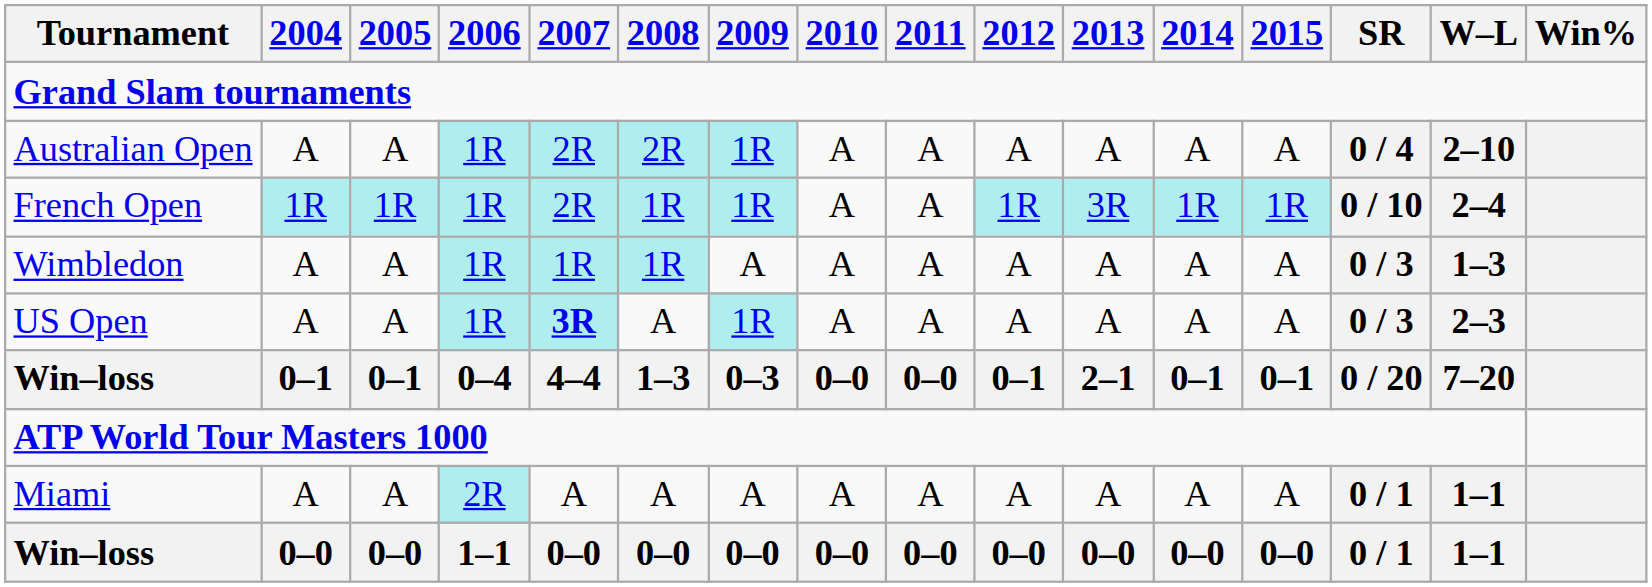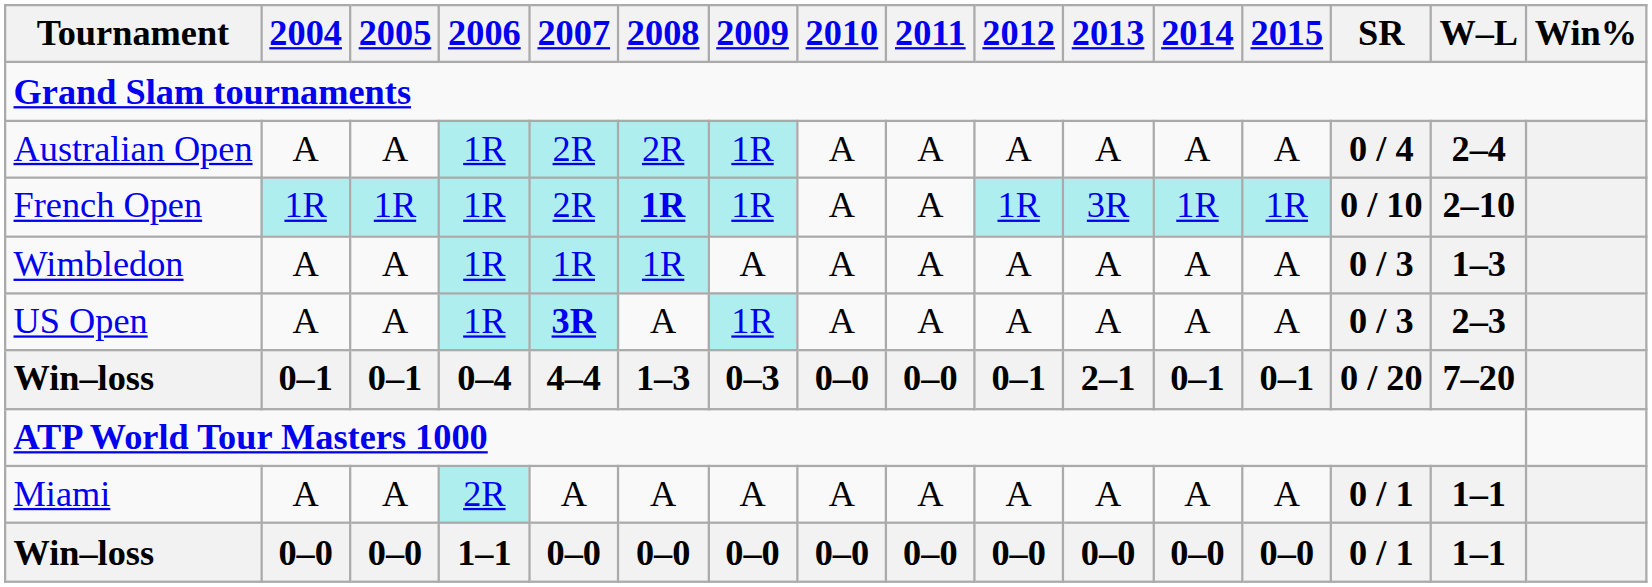(1479, 148) 2–10 -> (1479, 148) 2–4
(663, 206) normal -> (663, 206) bold
(1479, 206) 2–4 -> (1479, 206) 2–10
